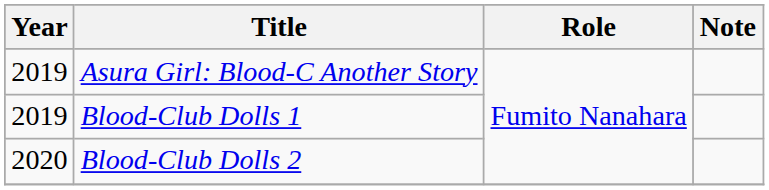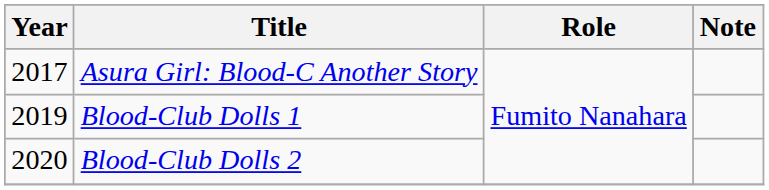(40, 71) 2019 -> (40, 71) 2017
